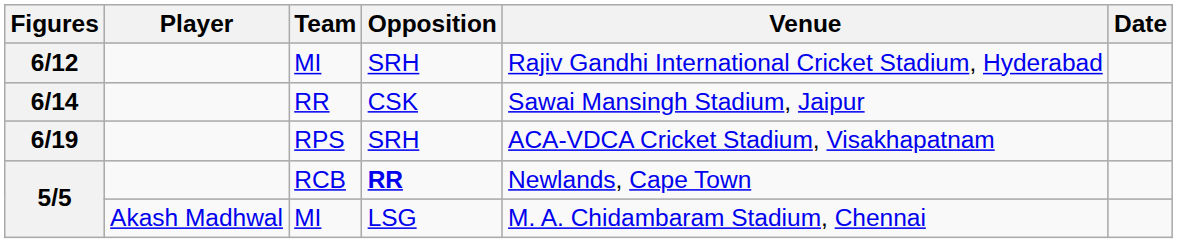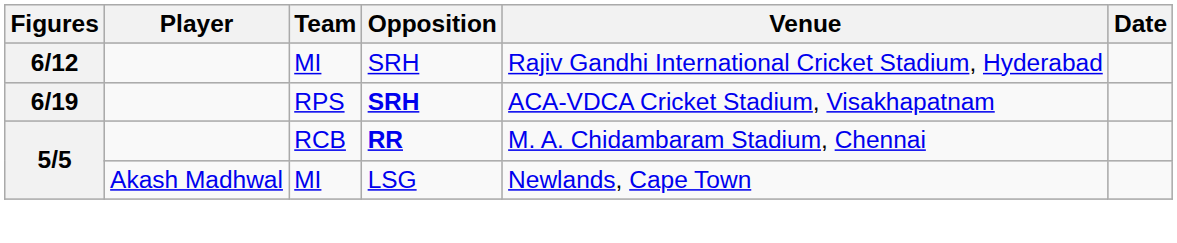- row: (55, 101)
(393, 140) normal -> (393, 101) bold
(630, 179) Newlands, Cape Town -> (717, 140) M. A. Chidambaram Stadium, Chennai
(717, 218) M. A. Chidambaram Stadium, Chennai -> (630, 179) Newlands, Cape Town
